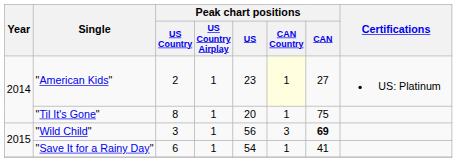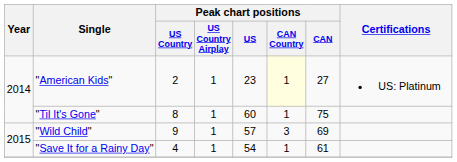(250, 114) 20 -> (250, 114) 60
(175, 131) 3 -> (175, 131) 9
(250, 131) 56 -> (250, 131) 57
(323, 131) bold -> (323, 131) normal
(175, 148) 6 -> (175, 148) 4
(323, 148) 41 -> (323, 148) 61
